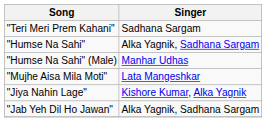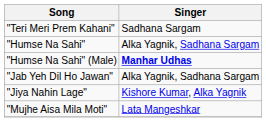(155, 61) normal -> (157, 61) bold
rows swapped: (60, 109) <-> (57, 77)
